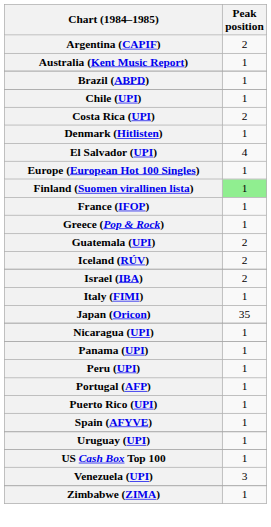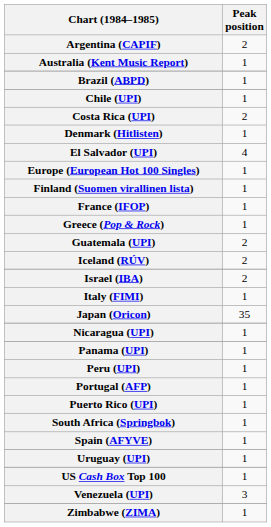(244, 188) lightgreen background -> (244, 188) no background
+ row: (113, 422)
